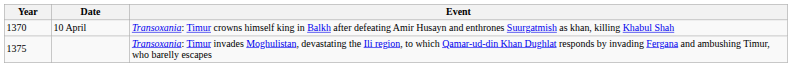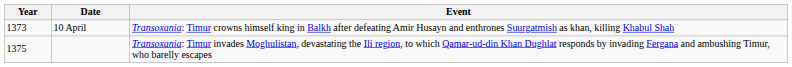(17, 28) 1370 -> (17, 28) 1373
